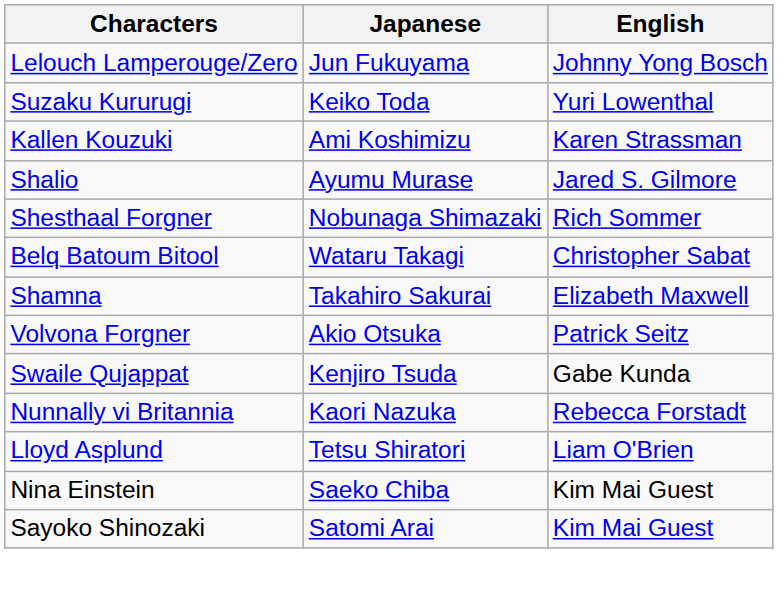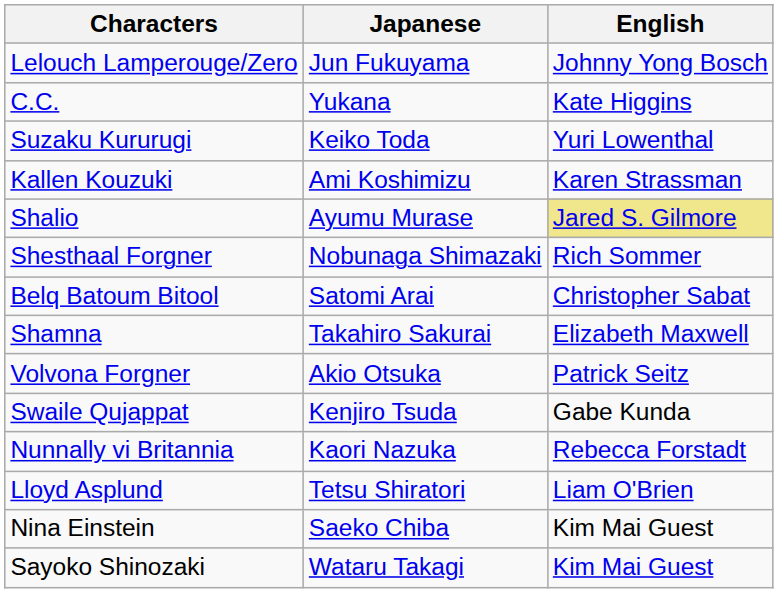+ row: (35, 101)
(645, 179) no background -> (645, 218) khaki background
(386, 256) Wataru Takagi -> (371, 295) Satomi Arai
(371, 528) Satomi Arai -> (386, 567) Wataru Takagi
